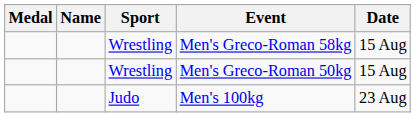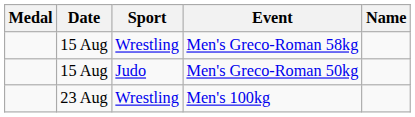columns swapped: (81, 18) <-> (383, 18)
(140, 71) Wrestling -> (131, 71) Judo
(124, 98) Judo -> (147, 98) Wrestling
